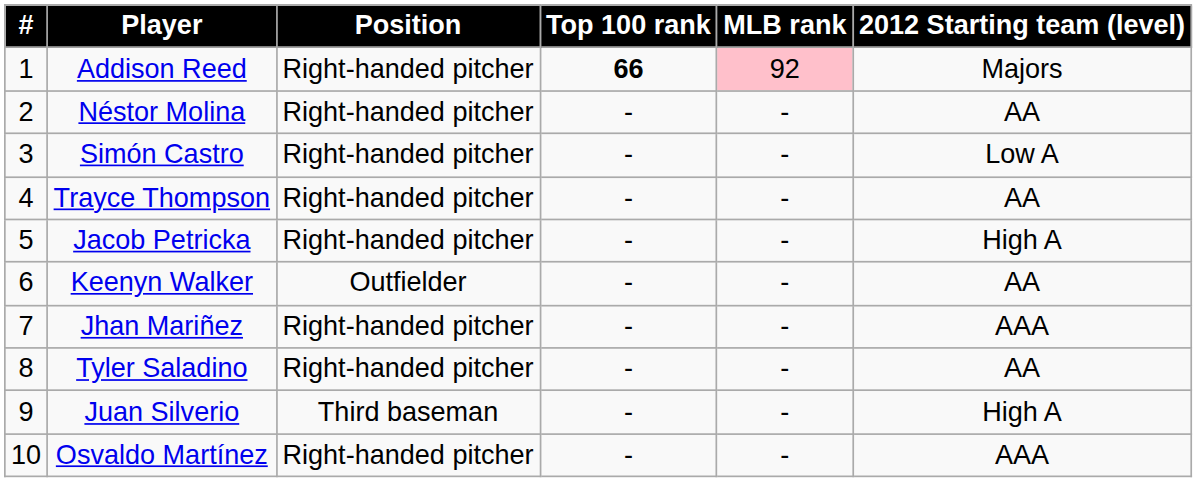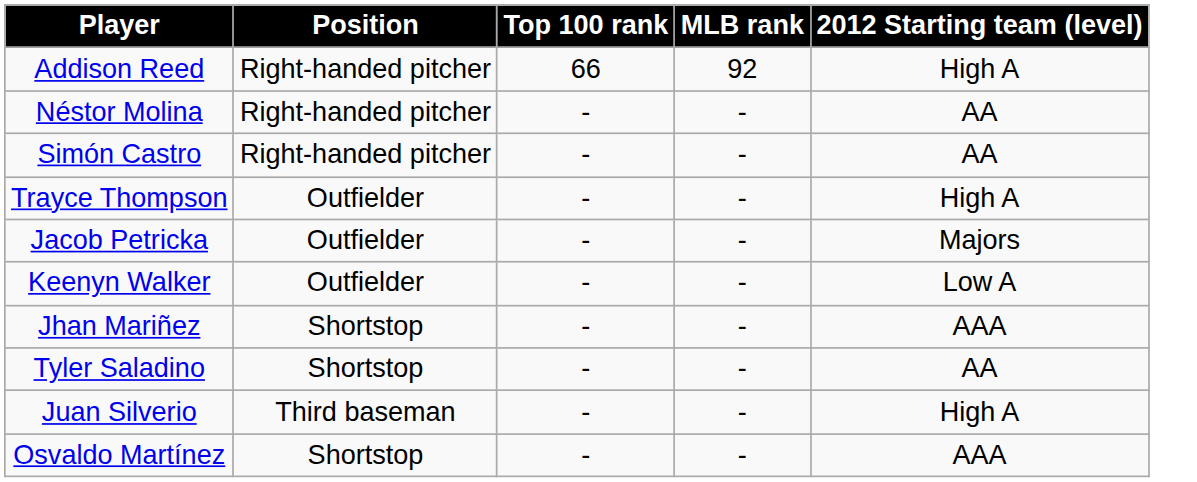- column: (26, 25)
(628, 68) bold -> (586, 68) normal
(785, 68) pink background -> (742, 68) no background
(1022, 68) Majors -> (979, 68) High A
(1022, 154) Low A -> (979, 154) AA
(408, 197) Right-handed pitcher -> (365, 197) Outfielder
(1022, 197) AA -> (979, 197) High A
(408, 240) Right-handed pitcher -> (365, 240) Outfielder
(1022, 240) High A -> (979, 240) Majors
(1022, 283) AA -> (979, 283) Low A
(408, 326) Right-handed pitcher -> (365, 326) Shortstop
(408, 369) Right-handed pitcher -> (365, 369) Shortstop
(408, 454) Right-handed pitcher -> (365, 454) Shortstop
